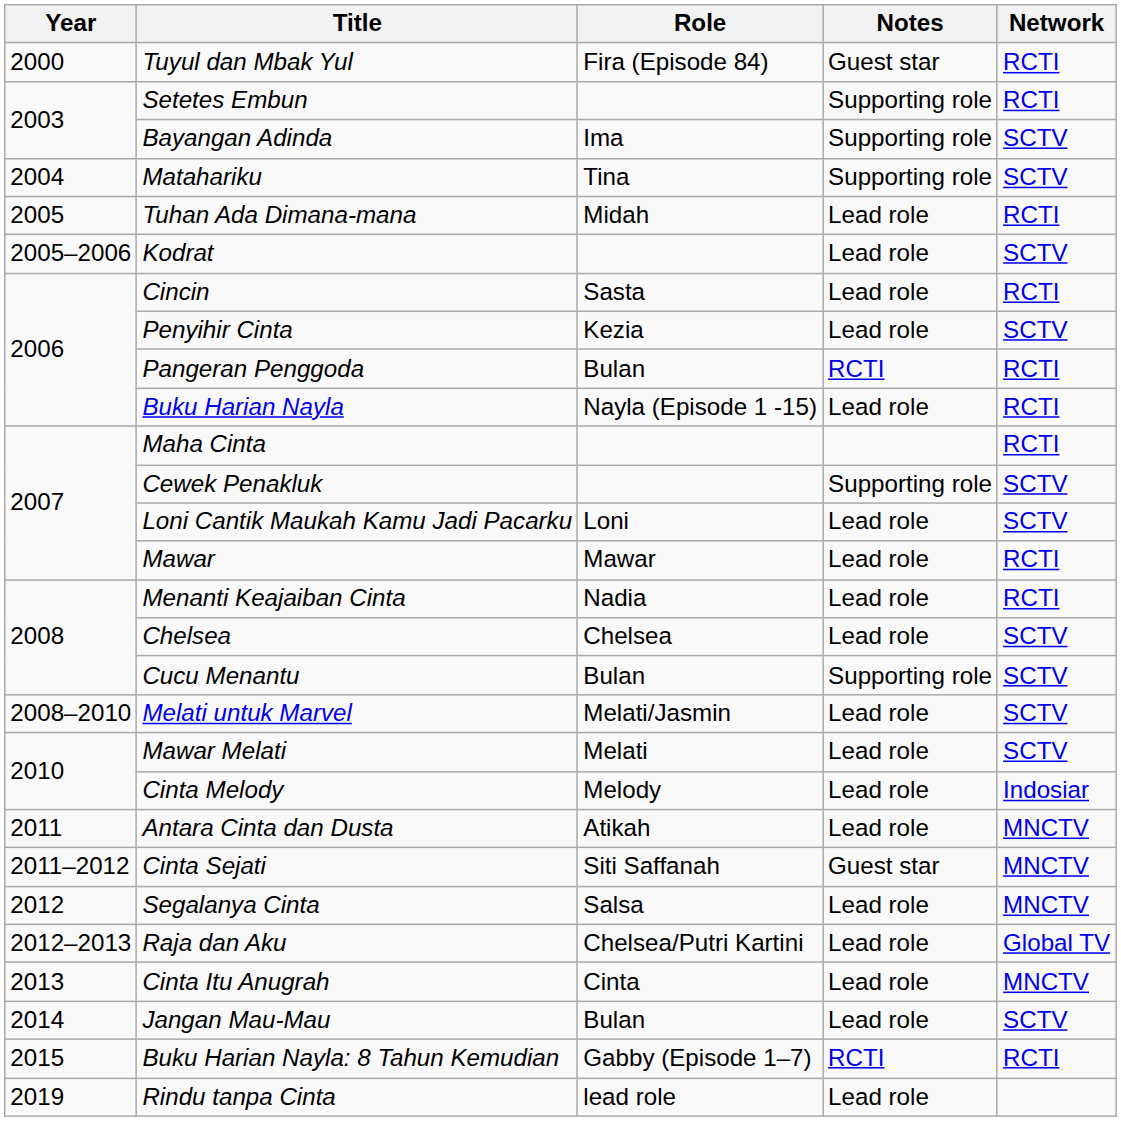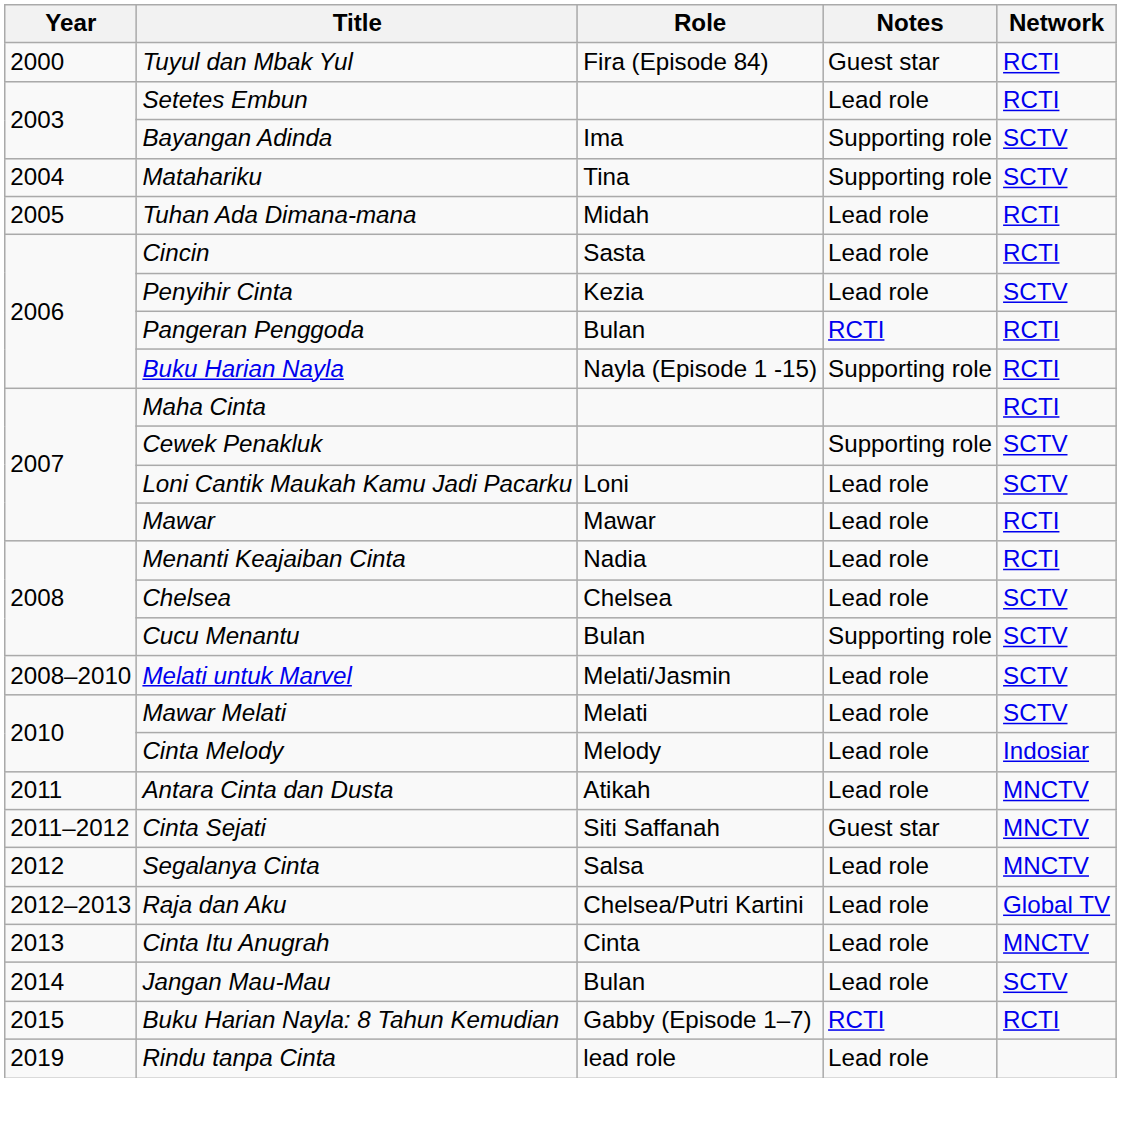(910, 100) Supporting role -> (878, 100) Lead role
- row: (178, 253)
(878, 406) Lead role -> (910, 368) Supporting role
